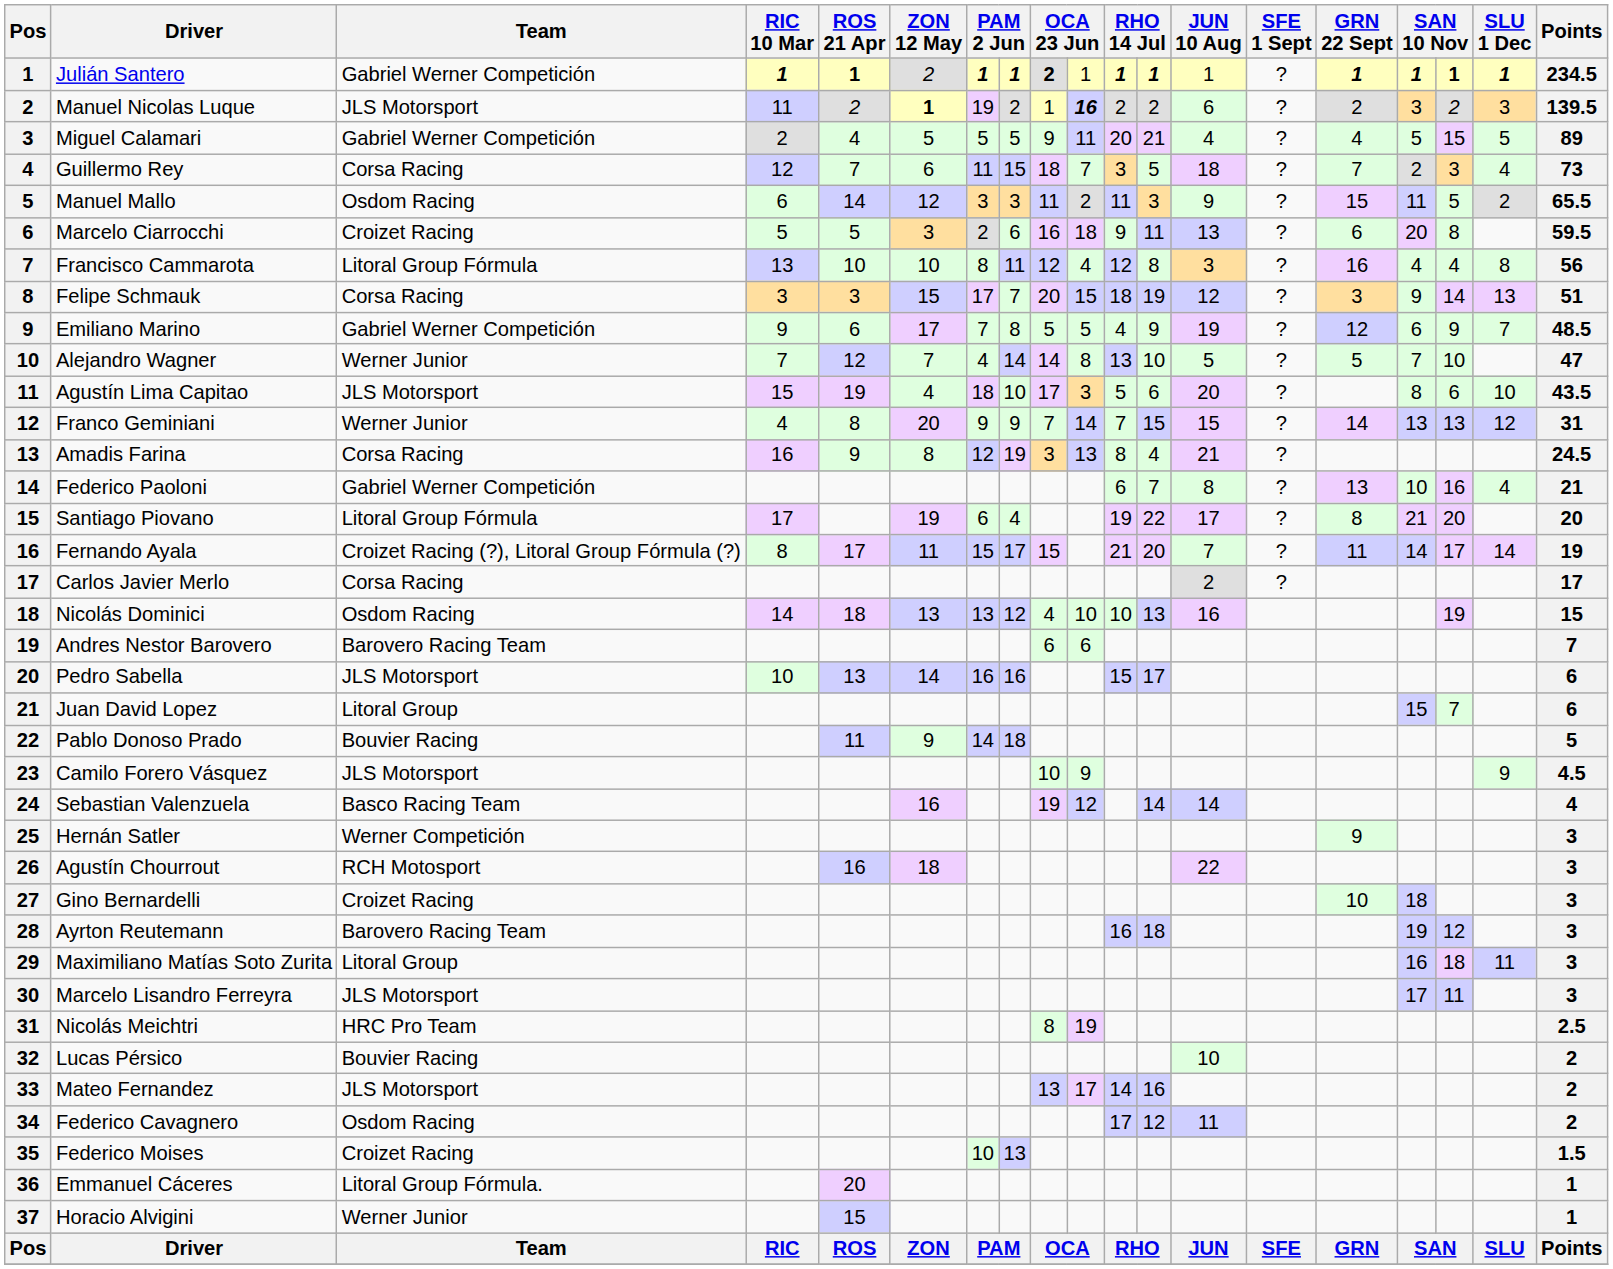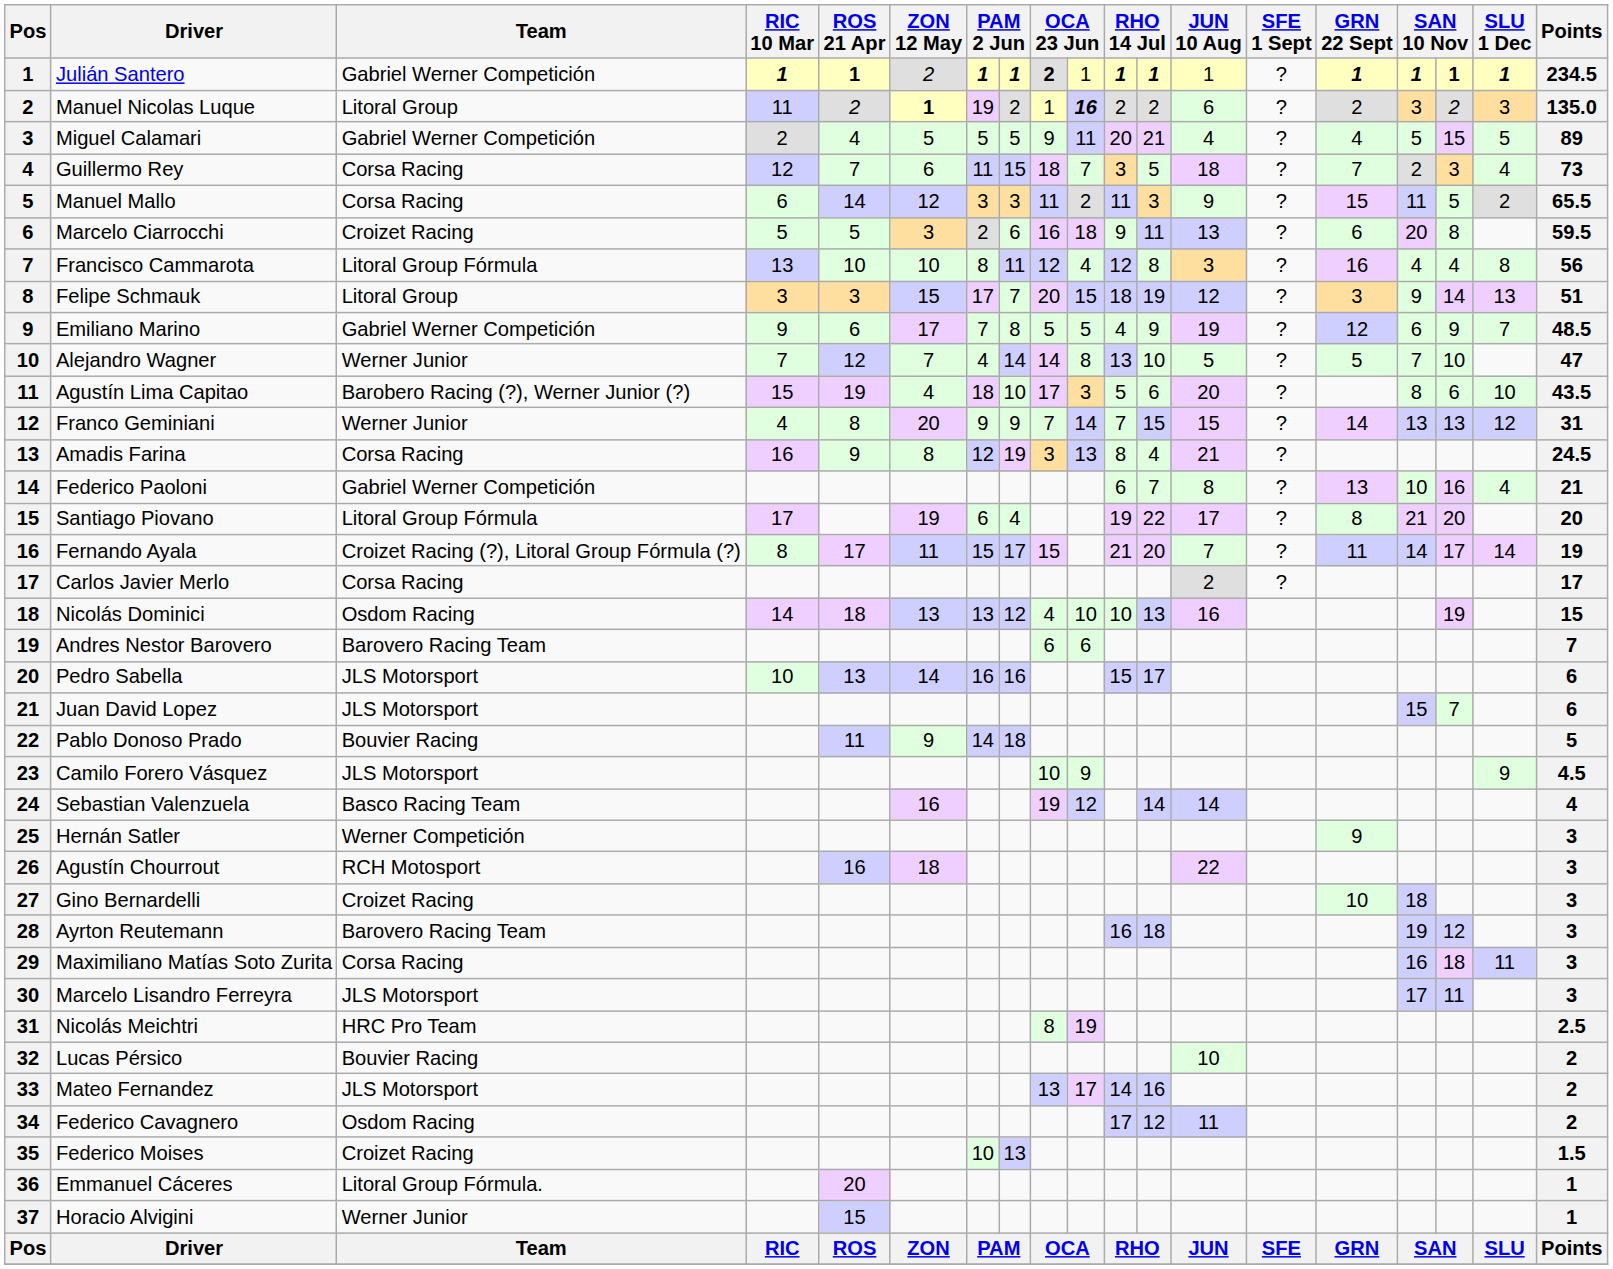(410, 106) JLS Motorsport -> (400, 106) Litoral Group
(1572, 106) 139.5 -> (1572, 106) 135.0
(408, 201) Osdom Racing -> (403, 201) Corsa Racing
(403, 296) Corsa Racing -> (400, 296) Litoral Group
(410, 391) JLS Motorsport -> (516, 391) Barobero Racing (?), Werner Junior (?)
(400, 709) Litoral Group -> (410, 709) JLS Motorsport
(400, 962) Litoral Group -> (403, 962) Corsa Racing
